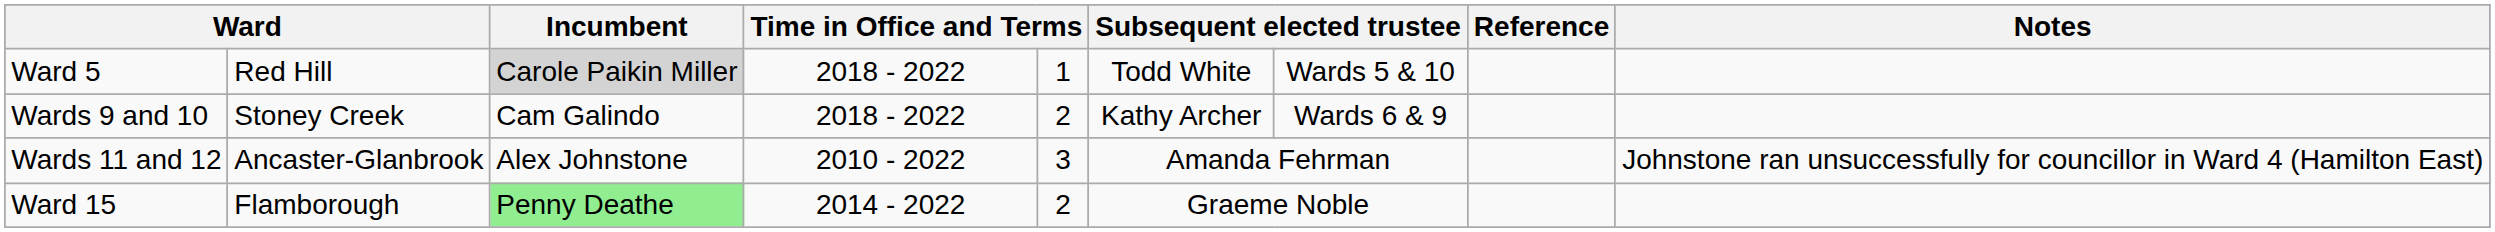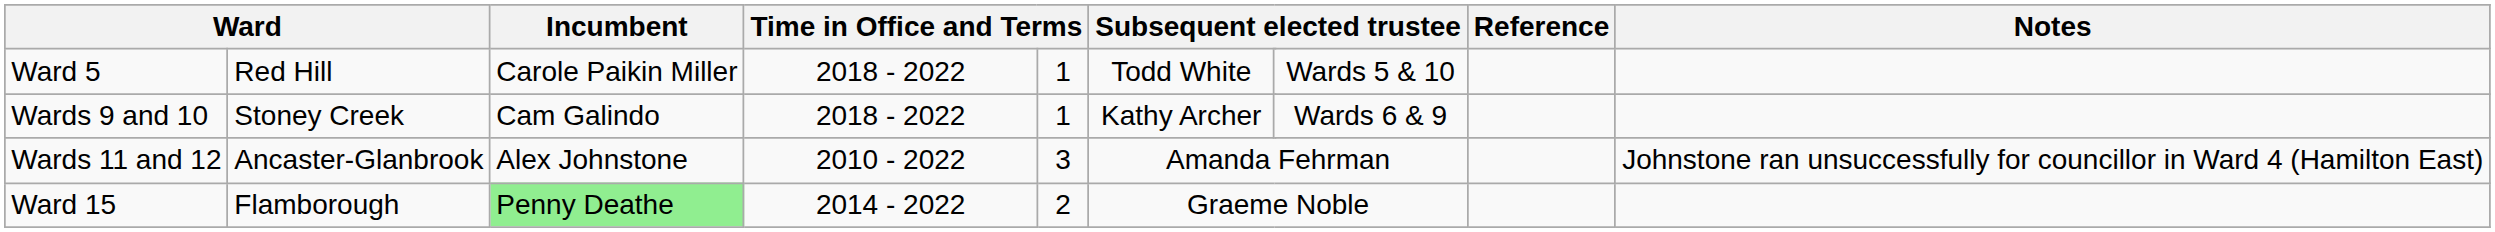(617, 71) lightgrey background -> (617, 71) no background
(1063, 115) 2 -> (1063, 115) 1
